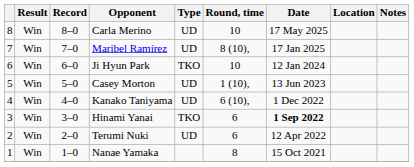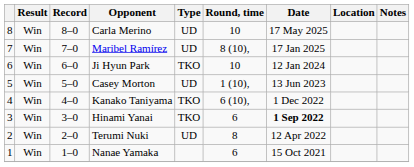(189, 100) UD -> (189, 100) TKO
(235, 135) 6 -> (235, 135) 8
(235, 153) 8 -> (235, 153) 6
